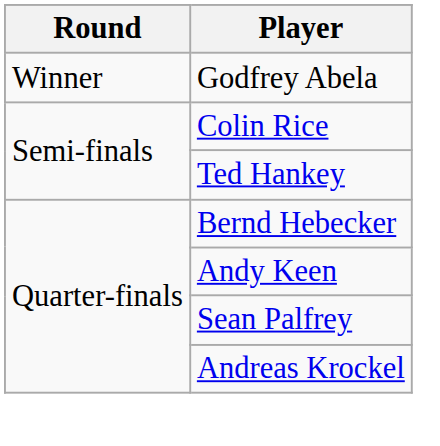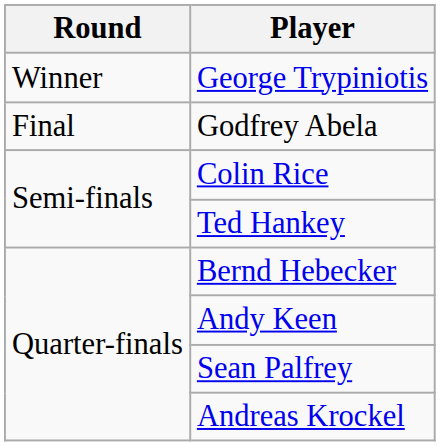+ row: (312, 77)
(57, 77) Winner -> (43, 125) Final
